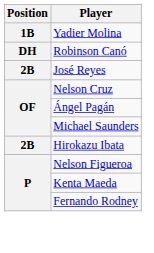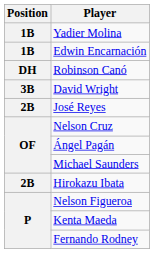+ row: (100, 51)
+ row: (86, 88)
